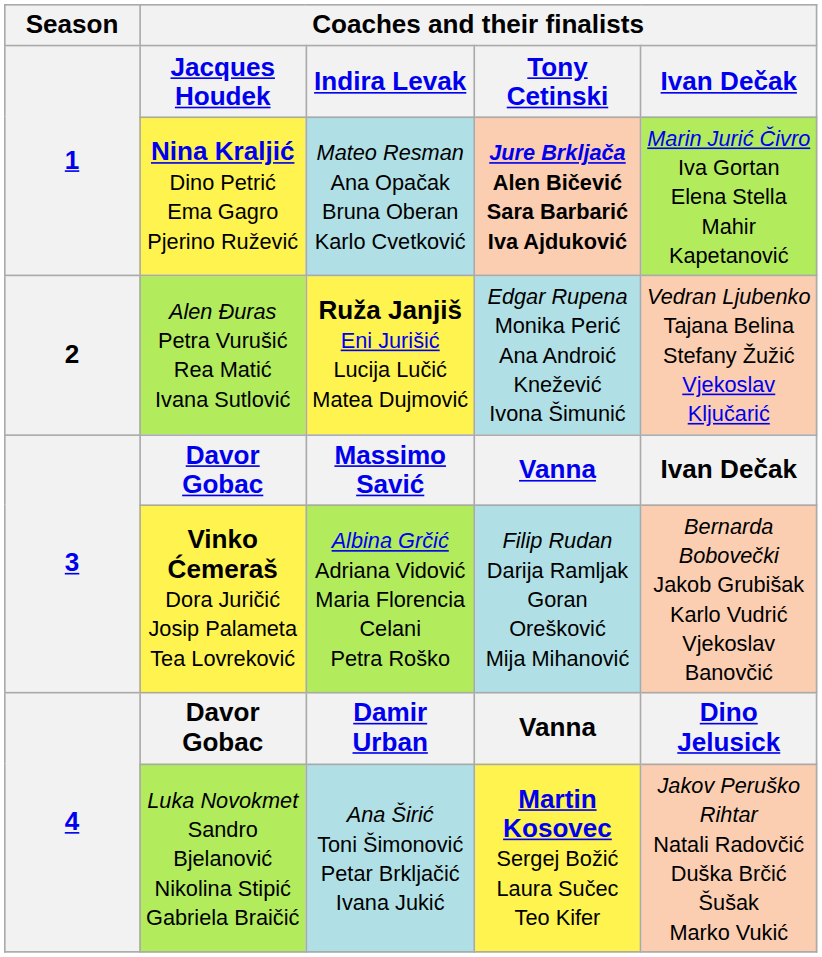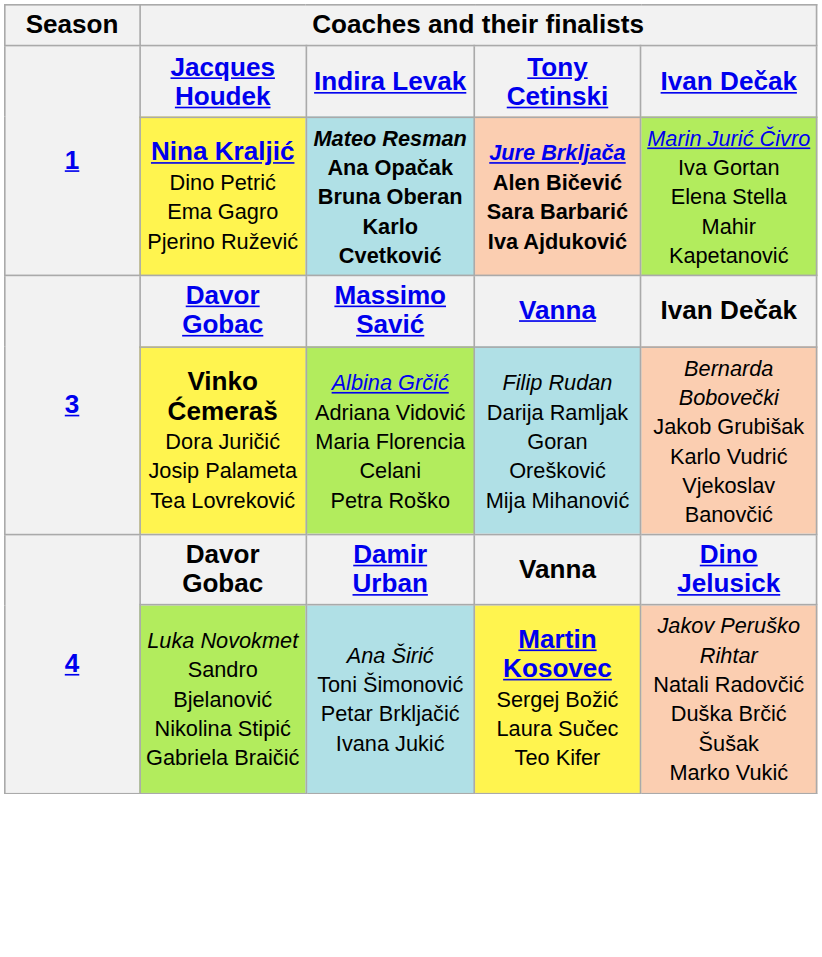(390, 197) normal -> (390, 195) bold
- row: (223, 356)
